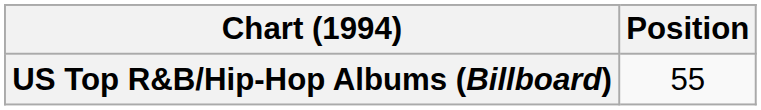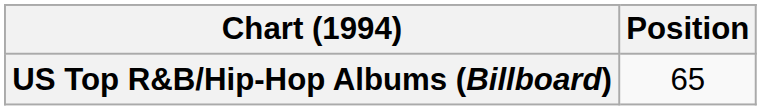(688, 78) 55 -> (688, 78) 65
